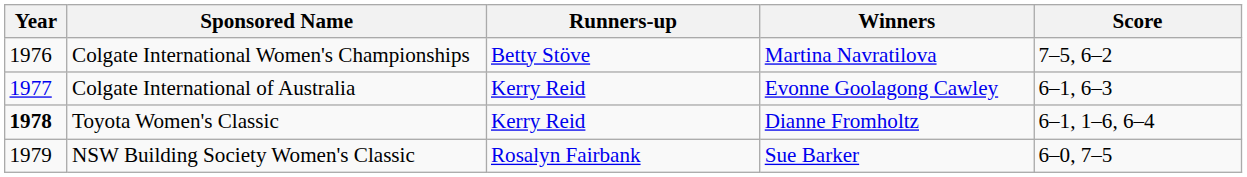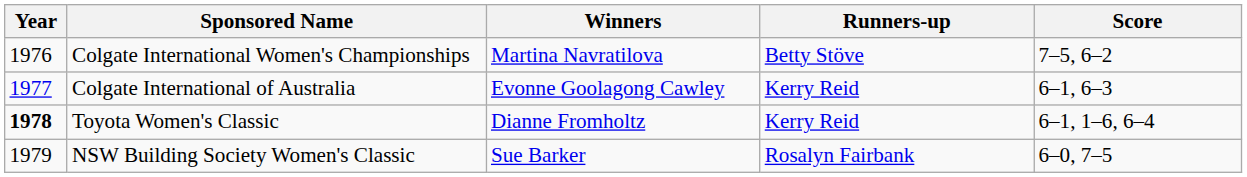columns swapped: (897, 21) <-> (623, 21)
